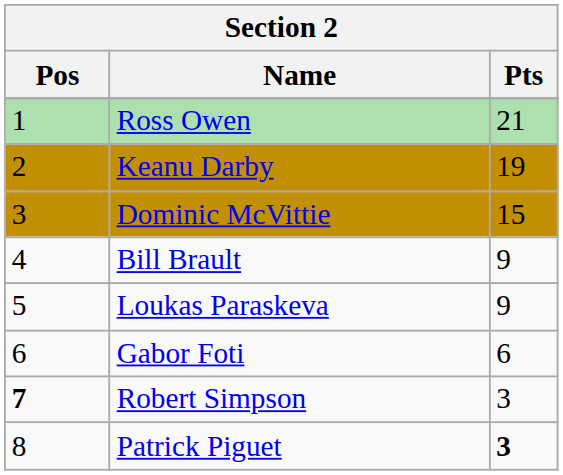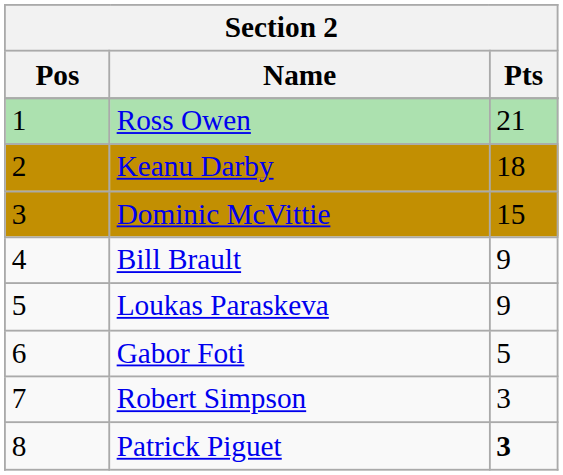(511, 167) 19 -> (511, 167) 18
(503, 352) 6 -> (503, 352) 5
(19, 399) bold -> (19, 399) normal
